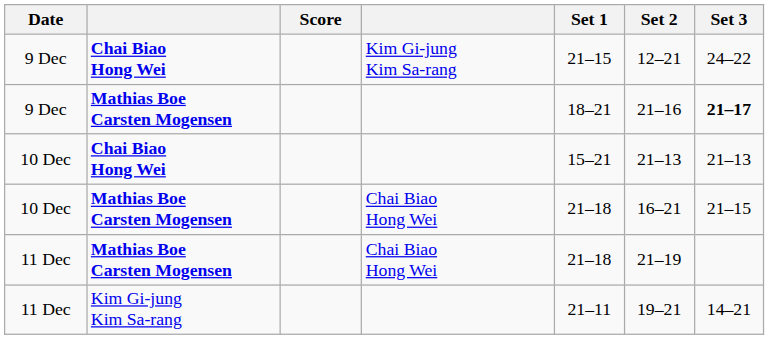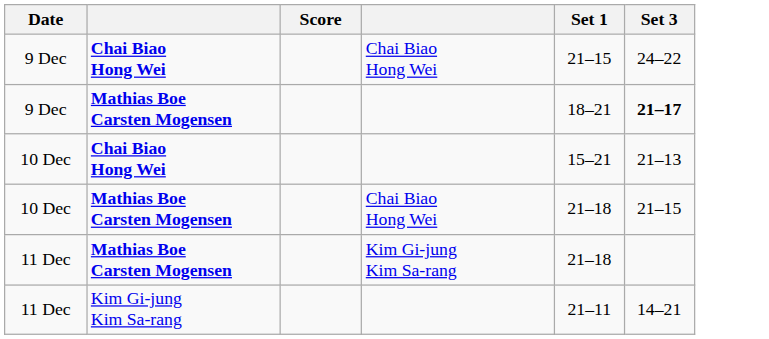- column: (659, 19)
(411, 59) Kim Gi-jung Kim Sa-rang -> (402, 59) Chai Biao Hong Wei
(402, 259) Chai Biao Hong Wei -> (411, 259) Kim Gi-jung Kim Sa-rang
